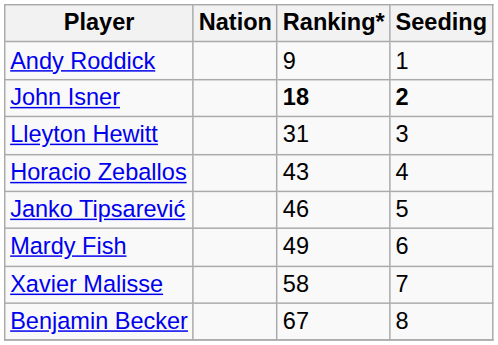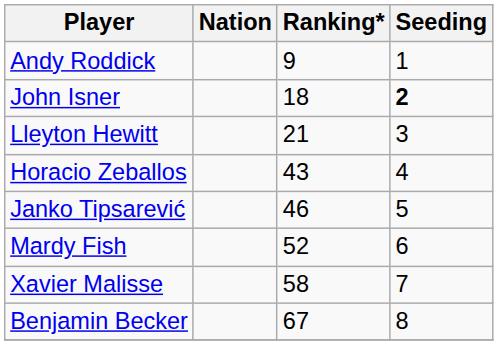(296, 97) bold -> (296, 97) normal
(296, 135) 31 -> (296, 135) 21
(296, 246) 49 -> (296, 246) 52
